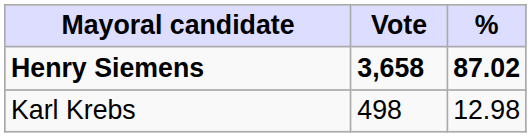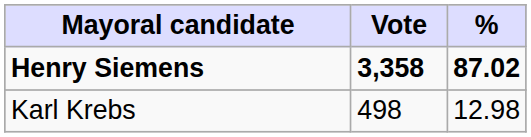(391, 68) 3,658 -> (391, 68) 3,358
